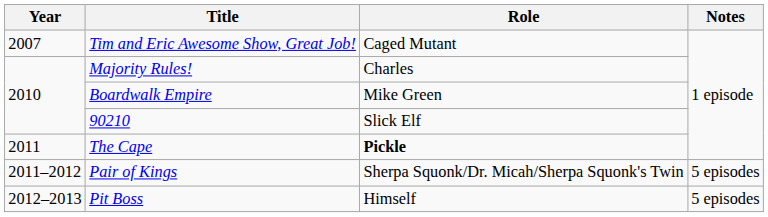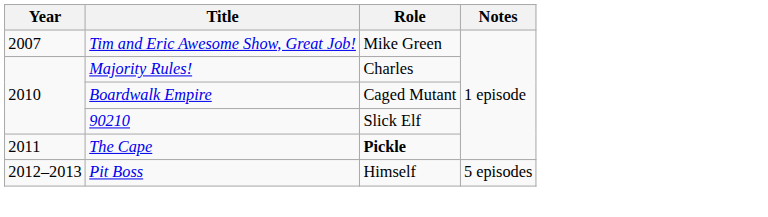(410, 43) Caged Mutant -> (403, 43) Mike Green
(403, 95) Mike Green -> (410, 95) Caged Mutant
- row: (133, 172)
